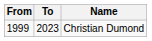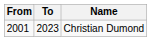(18, 28) 1999 -> (18, 28) 2001
